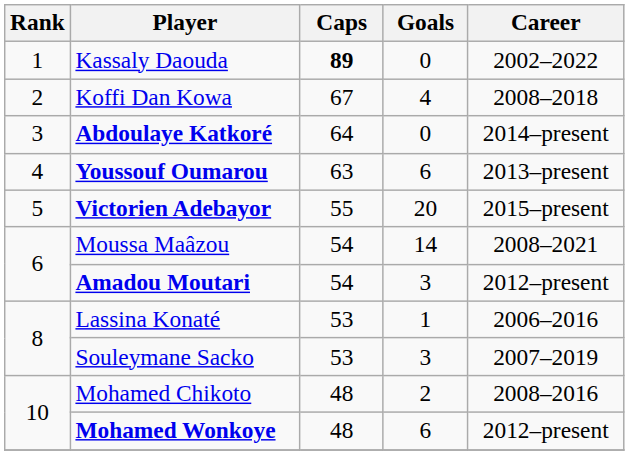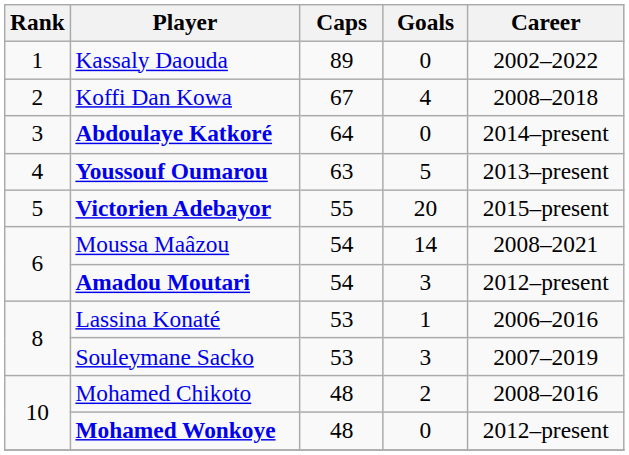(342, 60) bold -> (342, 60) normal
(425, 171) 6 -> (425, 171) 5
(425, 430) 6 -> (425, 430) 0
